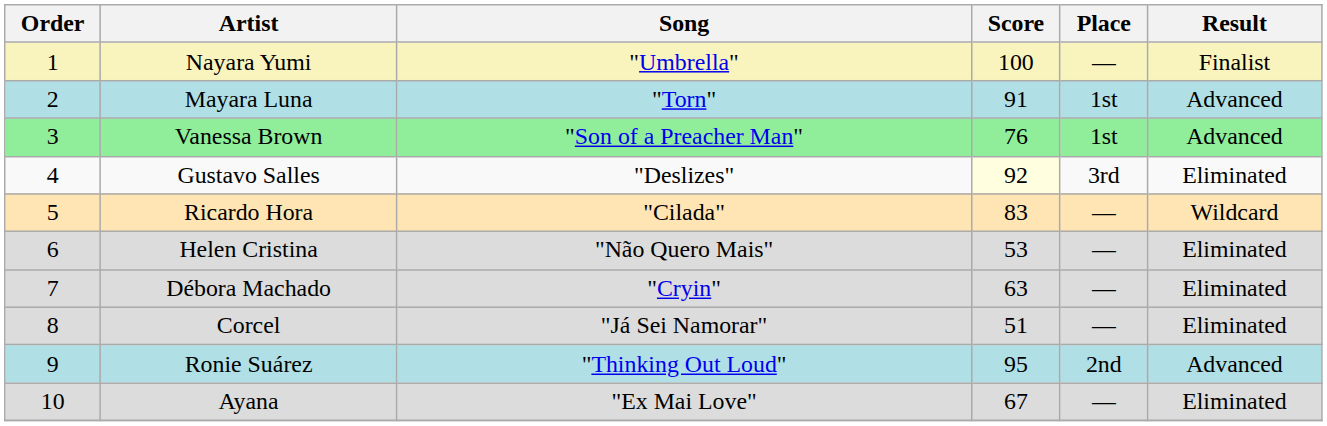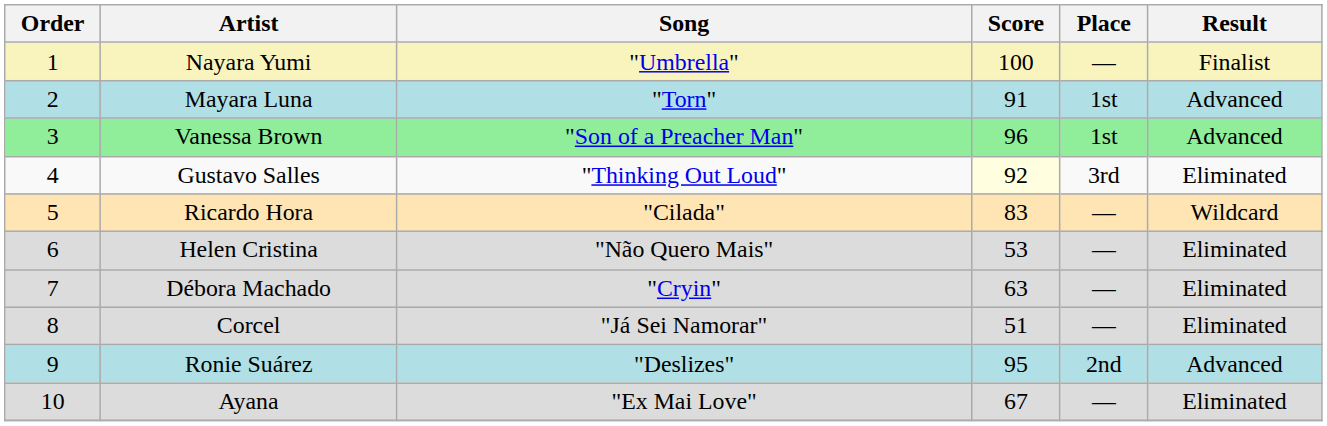(1016, 136) 76 -> (1016, 136) 96
(684, 174) "Deslizes" -> (684, 174) "Thinking Out Loud"
(684, 363) "Thinking Out Loud" -> (684, 363) "Deslizes"
